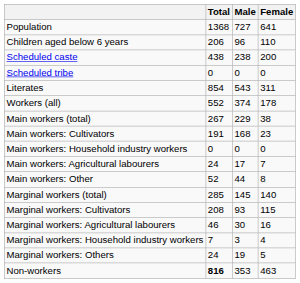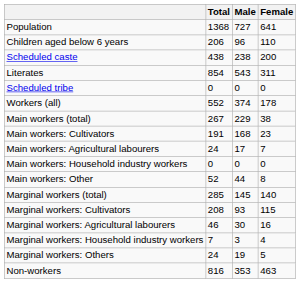rows swapped: (40, 73) <-> (25, 88)
rows swapped: (83, 164) <-> (97, 149)
(216, 270) bold -> (216, 270) normal
